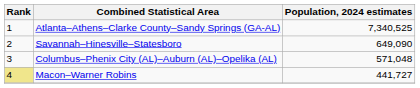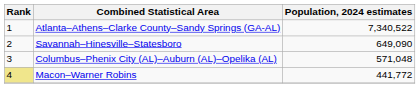(390, 28) 7,340,525 -> (390, 28) 7,340,522
(394, 75) 441,727 -> (394, 75) 441,772
